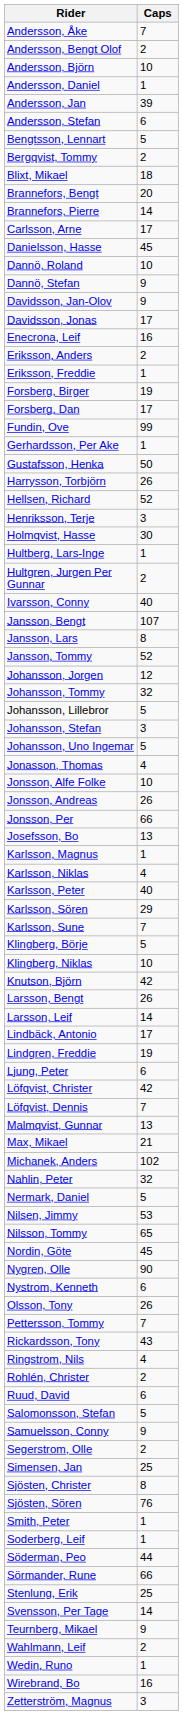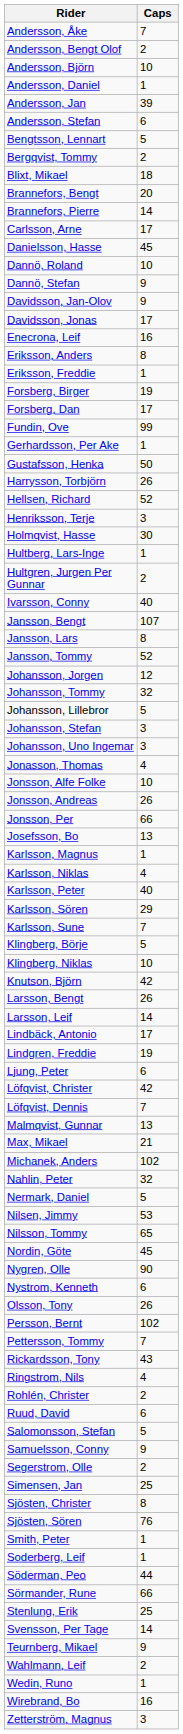(143, 355) 2 -> (143, 355) 8
(143, 746) 5 -> (143, 746) 3
+ row: (45, 1323)
